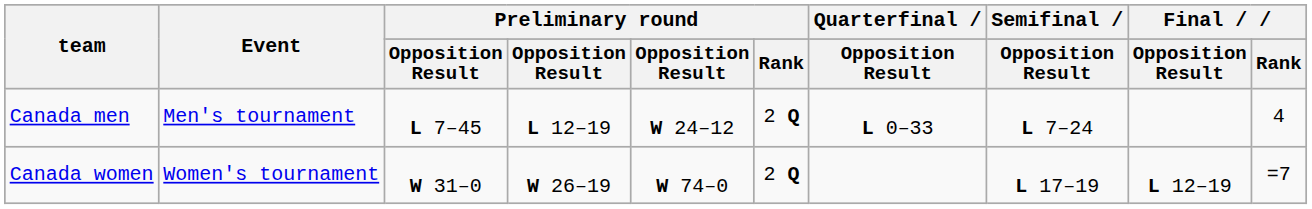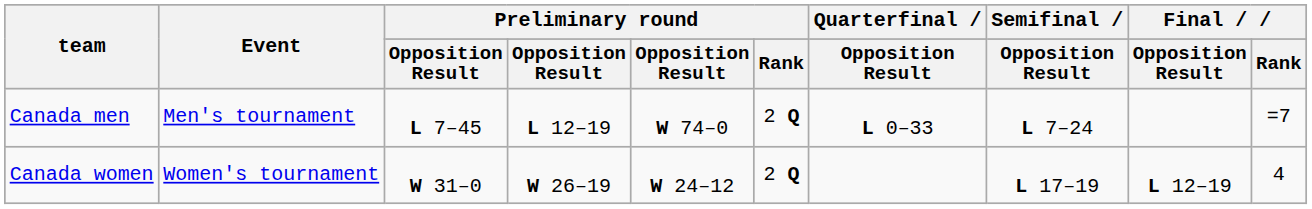(692, 129) W 24–12 -> (692, 129) W 74–0
(1279, 117) 4 -> (1279, 117) =7
(692, 187) W 74–0 -> (692, 187) W 24–12
(1279, 175) =7 -> (1279, 175) 4
